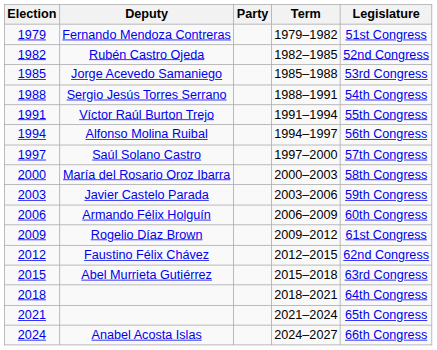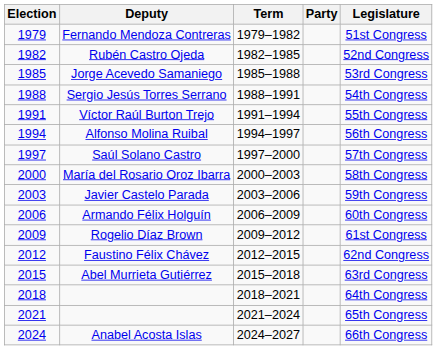columns swapped: (253, 14) <-> (306, 14)
